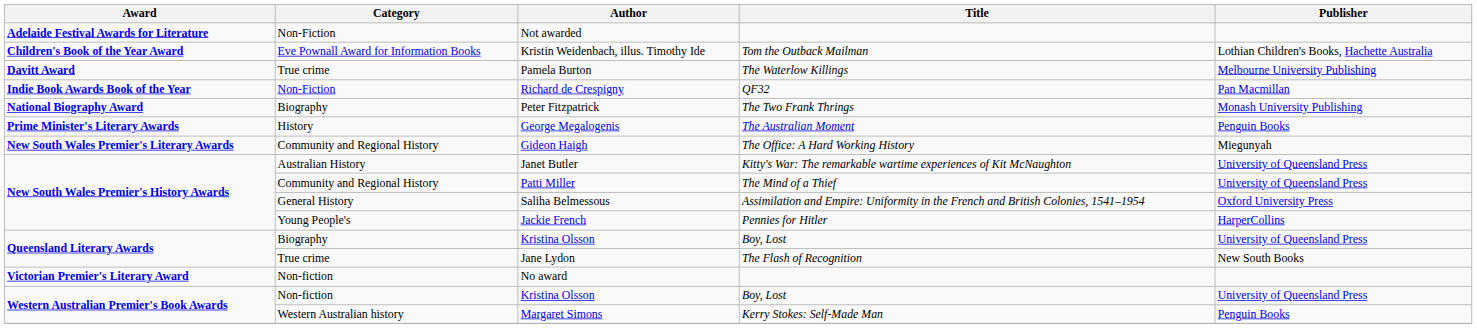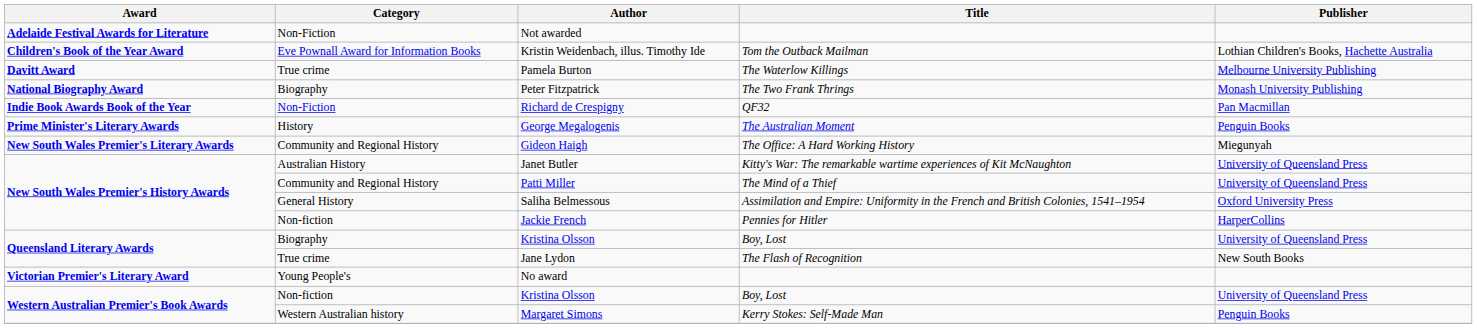rows swapped: (99, 88) <-> (75, 107)
(314, 220) Young People's -> (305, 220) Non-fiction
(305, 276) Non-fiction -> (314, 276) Young People's
